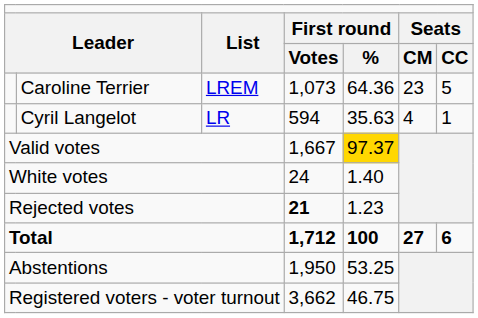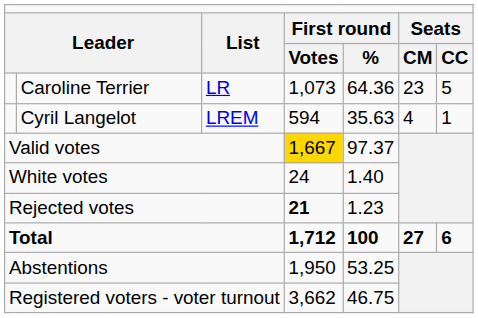(232, 88) LREM -> (218, 88) LR
(218, 118) LR -> (232, 118) LREM
(312, 147) no background -> (312, 147) gold background
(371, 147) gold background -> (371, 147) no background
